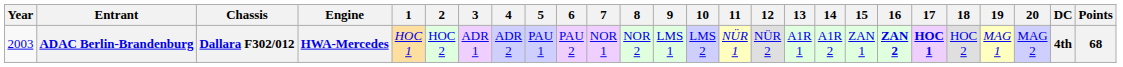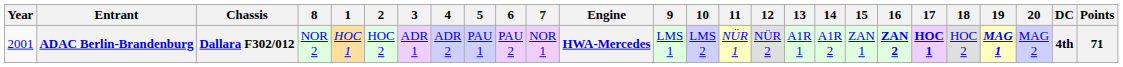columns swapped: (345, 14) <-> (637, 14)
(20, 43) 2003 -> (20, 43) 2001
(997, 43) normal -> (998, 43) bold
(1096, 43) 68 -> (1097, 43) 71
